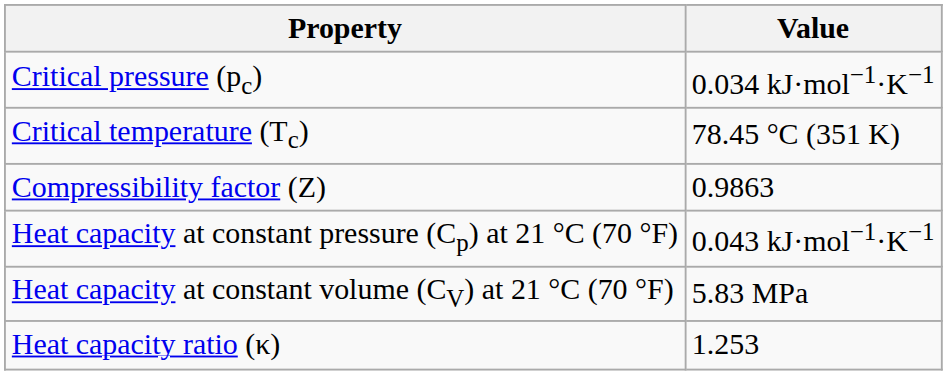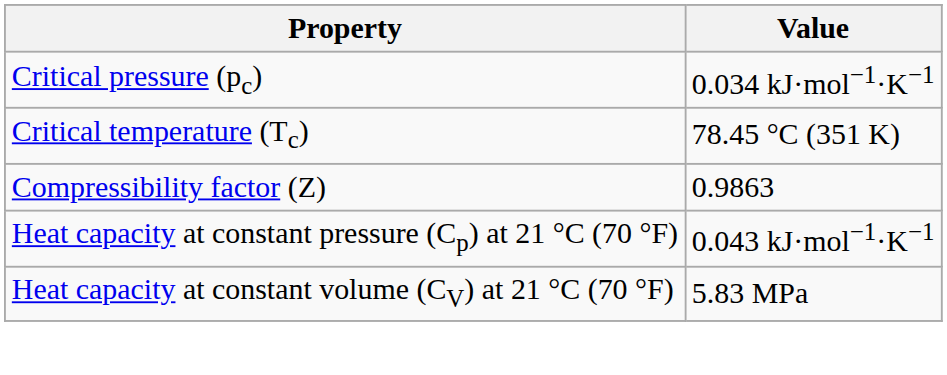- row: (146, 344)
